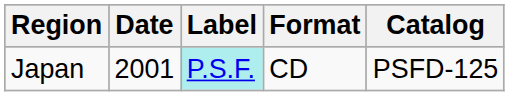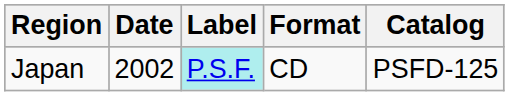(144, 68) 2001 -> (144, 68) 2002
